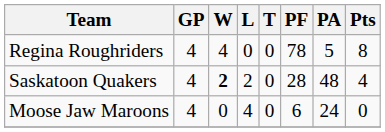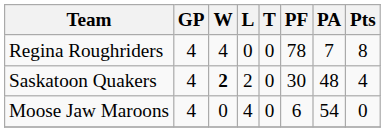(329, 50) 5 -> (329, 50) 7
(296, 80) 28 -> (296, 80) 30
(329, 111) 24 -> (329, 111) 54
